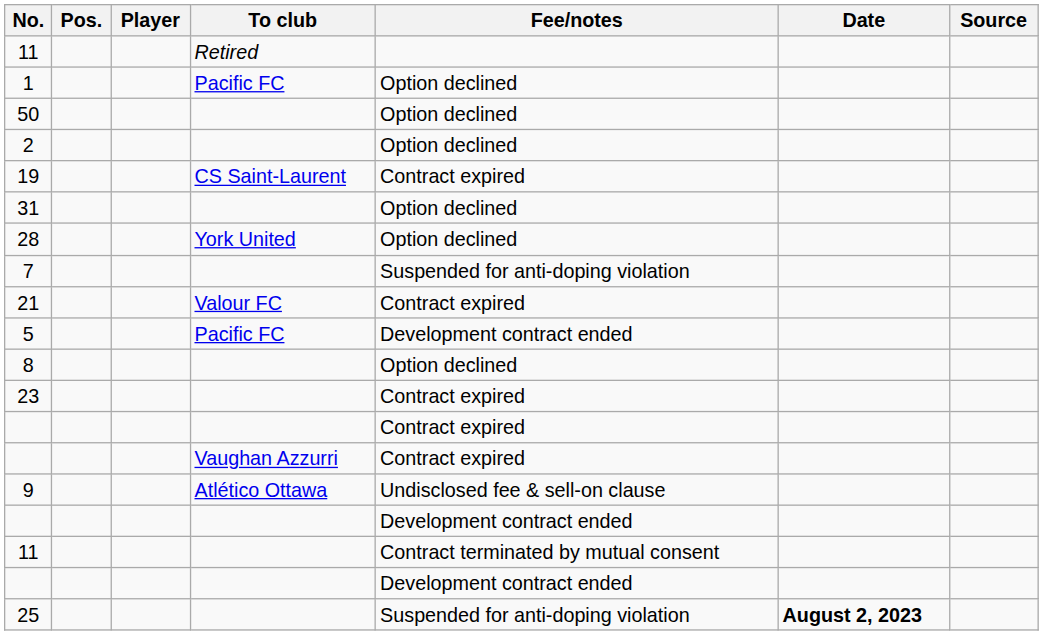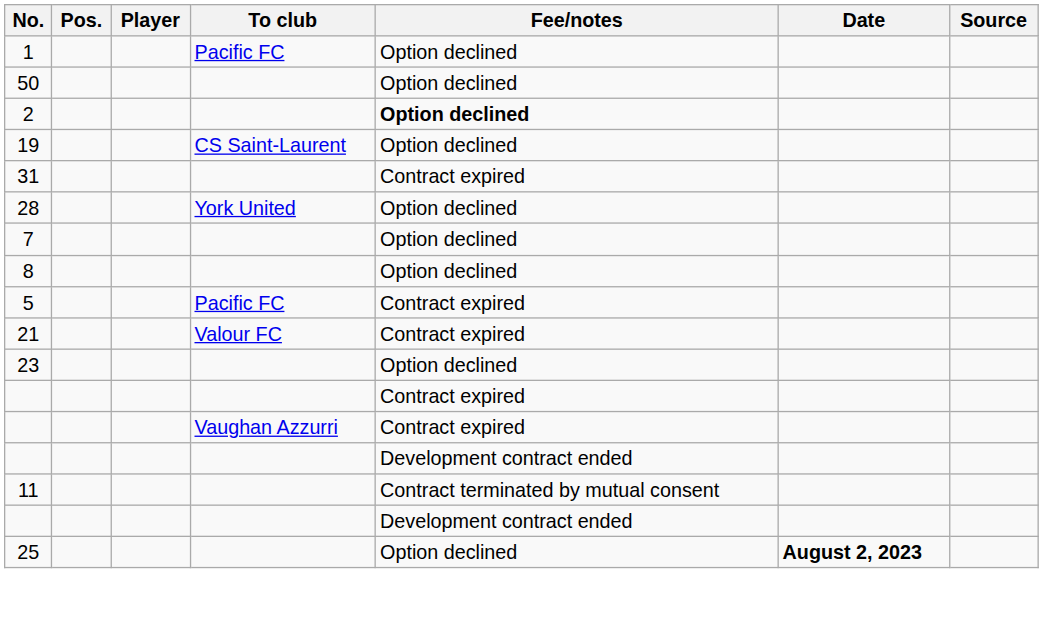- row: (28, 52)
(449, 146) normal -> (455, 114) bold
(453, 177) Contract expired -> (449, 146) Option declined
(449, 208) Option declined -> (453, 177) Contract expired
(535, 271) Suspended for anti-doping violation -> (449, 239) Option declined
rows swapped: (28, 365) <-> (28, 302)
(506, 333) Development contract ended -> (453, 302) Contract expired
(453, 396) Contract expired -> (449, 365) Option declined
- row: (28, 490)
(535, 615) Suspended for anti-doping violation -> (449, 552) Option declined
